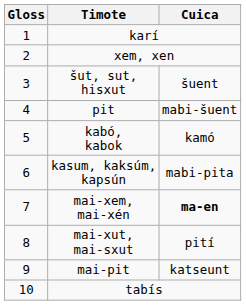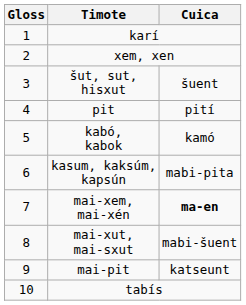(200, 110) mabi-šuent -> (200, 110) pití
(200, 242) pití -> (200, 242) mabi-šuent
